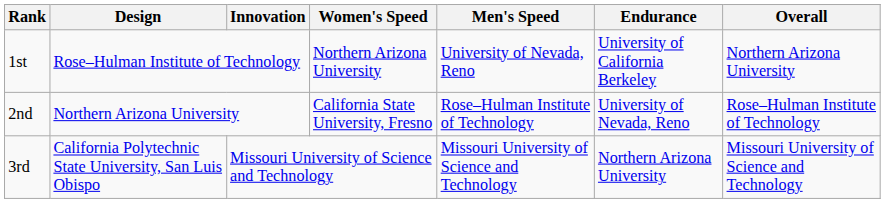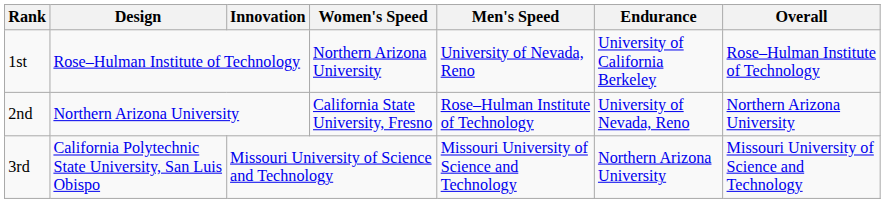(783, 61) Northern Arizona University -> (801, 61) Rose–Hulman Institute of Technology
(801, 114) Rose–Hulman Institute of Technology -> (783, 114) Northern Arizona University
